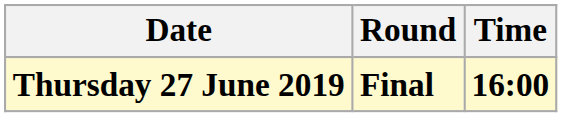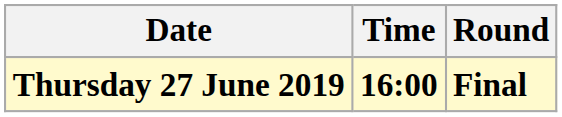columns swapped: (510, 30) <-> (408, 30)
